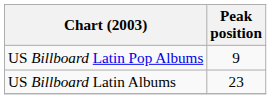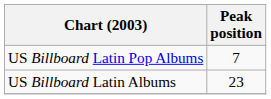(236, 57) 9 -> (236, 57) 7
